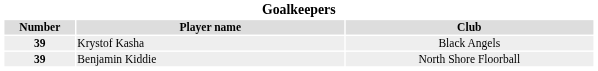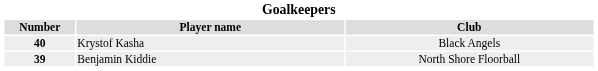(40, 43) 39 -> (40, 43) 40
